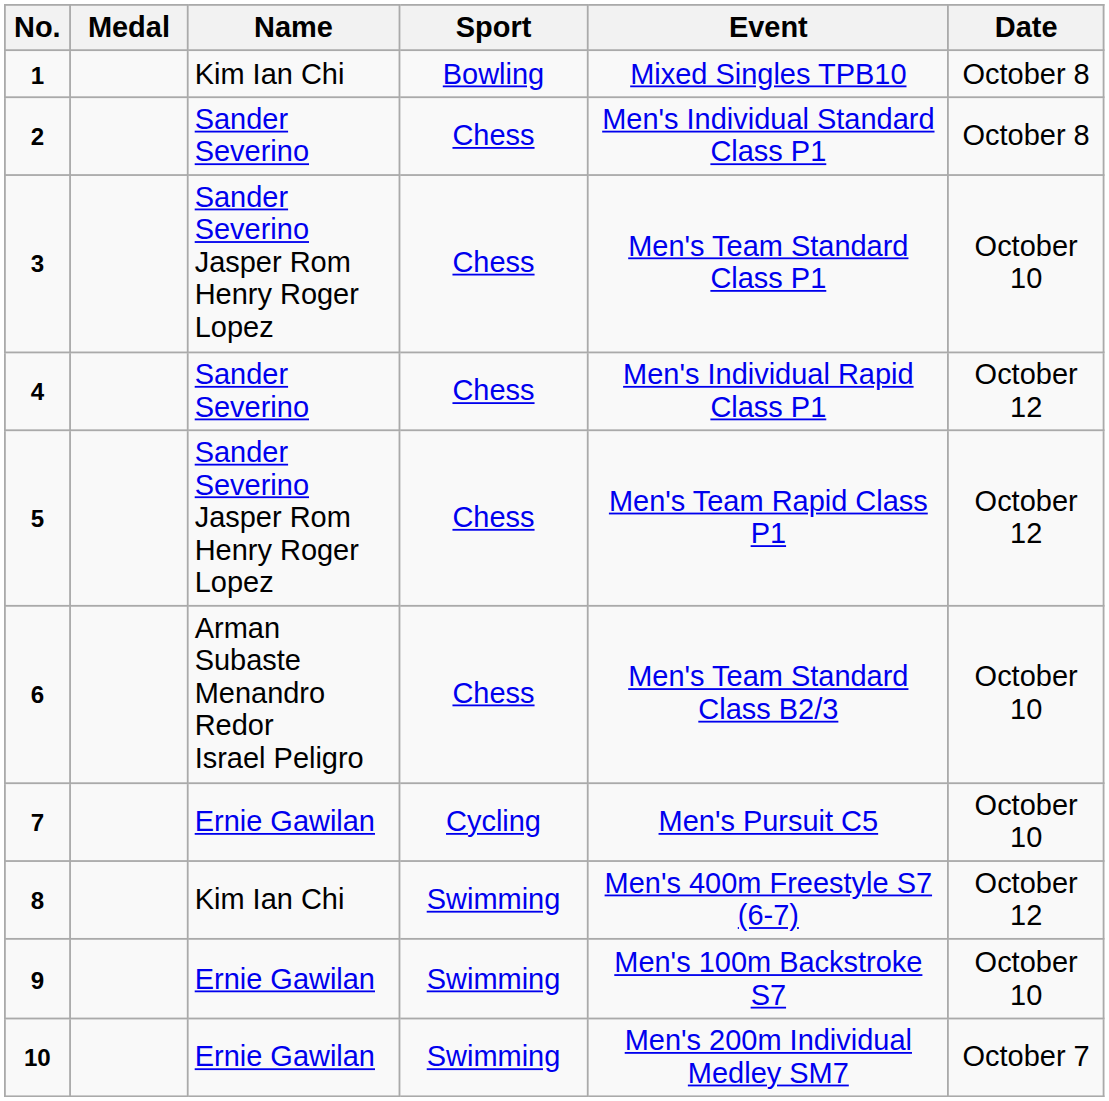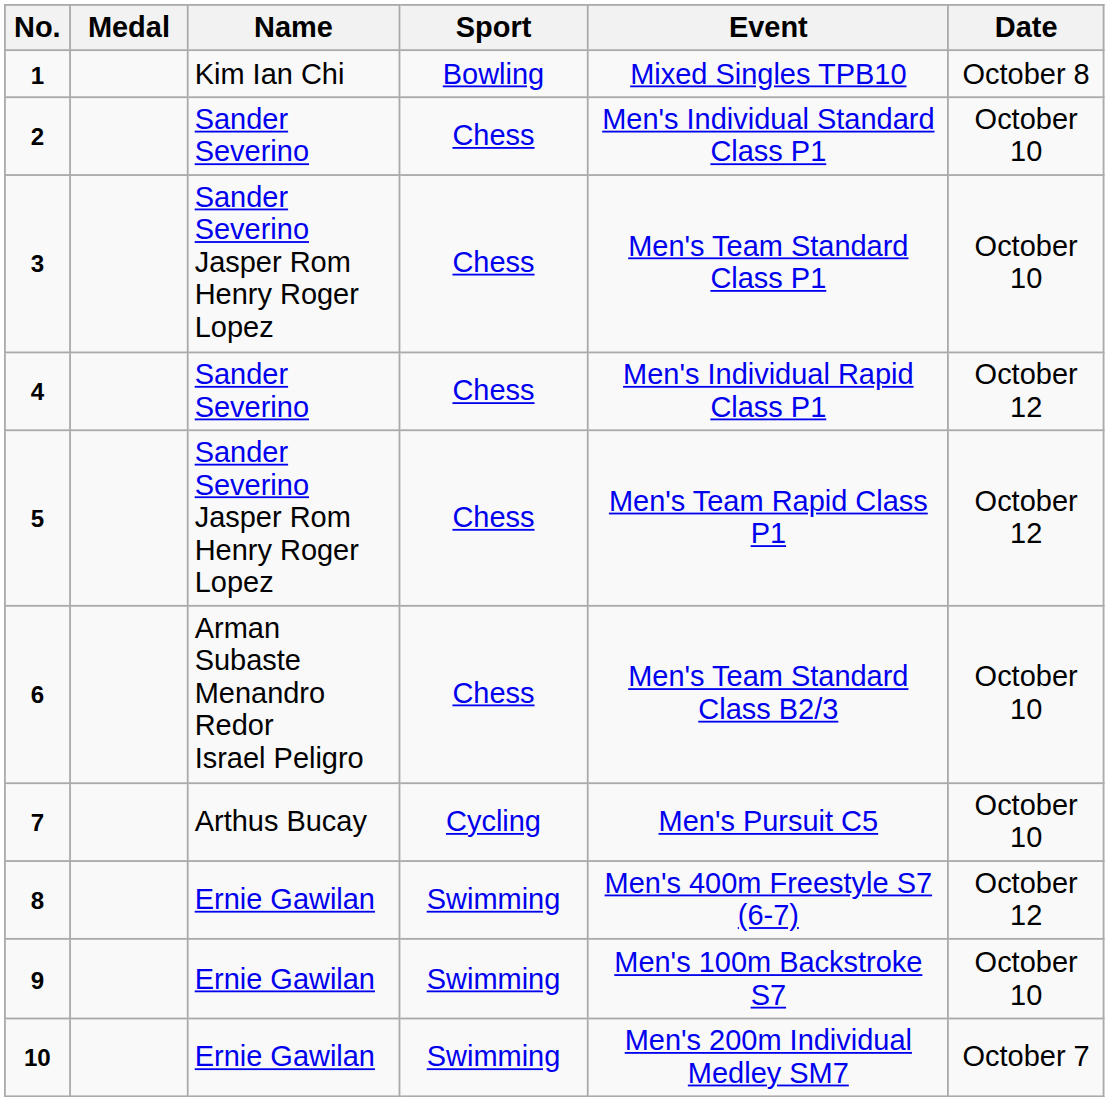(1026, 135) October 8 -> (1026, 135) October 10
(285, 821) Ernie Gawilan -> (281, 821) Arthus Bucay
(270, 899) Kim Ian Chi -> (285, 899) Ernie Gawilan
